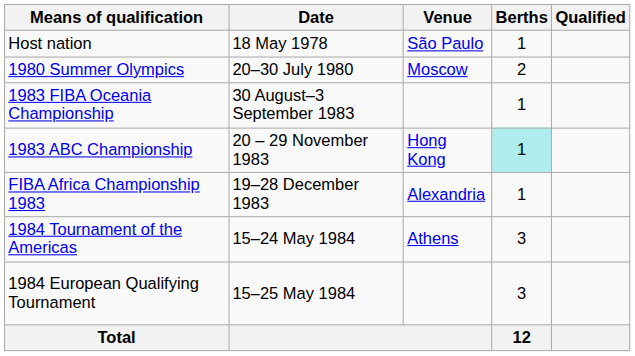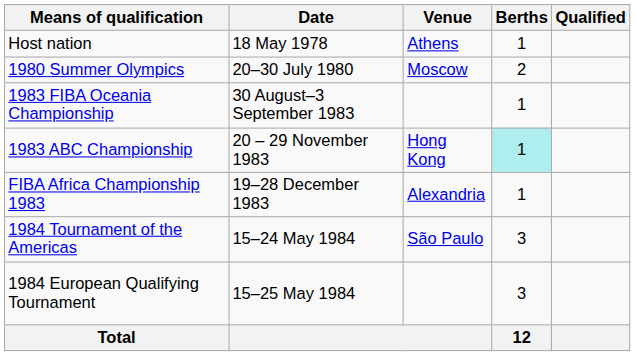(445, 43) São Paulo -> (433, 43) Athens
(433, 239) Athens -> (445, 239) São Paulo
